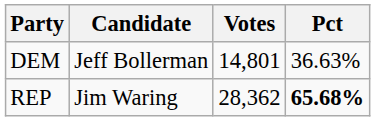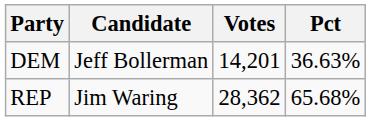(249, 60) 14,801 -> (249, 60) 14,201
(327, 97) bold -> (326, 97) normal
